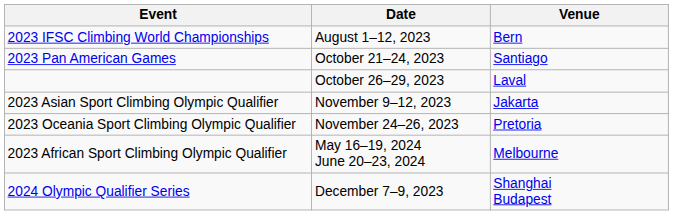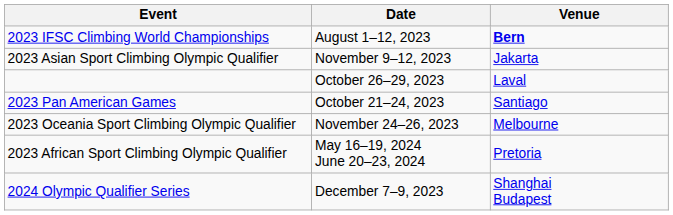(508, 37) normal -> (509, 37) bold
rows swapped: (92, 59) <-> (143, 102)
(517, 124) Pretoria -> (526, 124) Melbourne
(526, 154) Melbourne -> (517, 154) Pretoria
